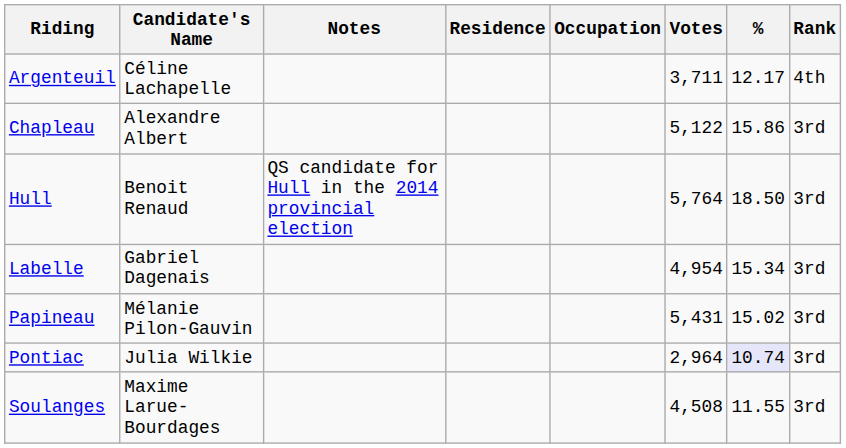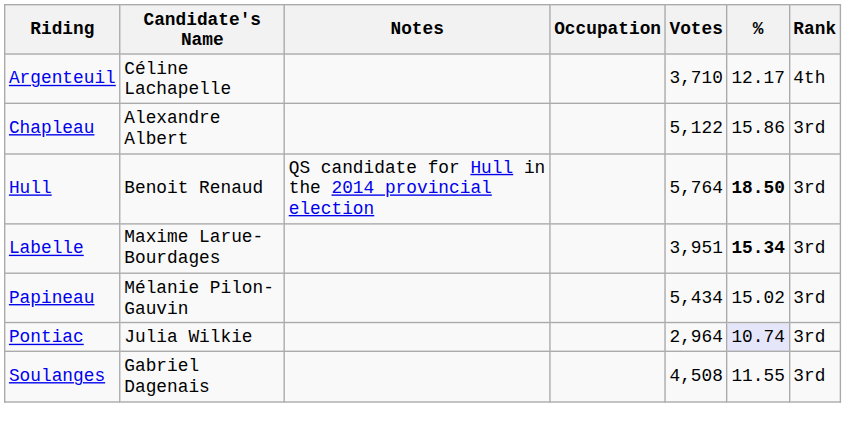- column: (498, 29)
(696, 79) 3,711 -> (696, 79) 3,710
(758, 199) normal -> (758, 188) bold
(167, 269) Gabriel Dagenais -> (194, 248) Maxime Larue-Bourdages
(696, 269) 4,954 -> (696, 248) 3,951
(758, 269) normal -> (758, 248) bold
(696, 318) 5,431 -> (696, 298) 5,434
(172, 407) Maxime Larue-Bourdages -> (167, 377) Gabriel Dagenais
